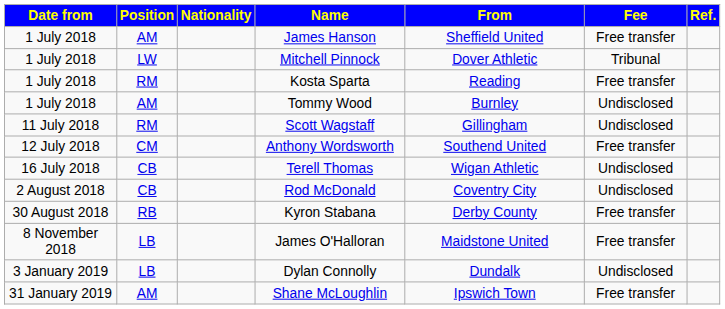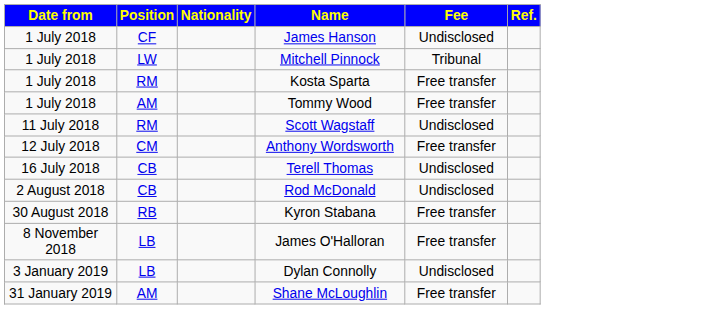- column: (495, 16)
(147, 38) AM -> (147, 38) CF
(636, 38) Free transfer -> (456, 38) Undisclosed
(636, 103) Undisclosed -> (456, 103) Free transfer
